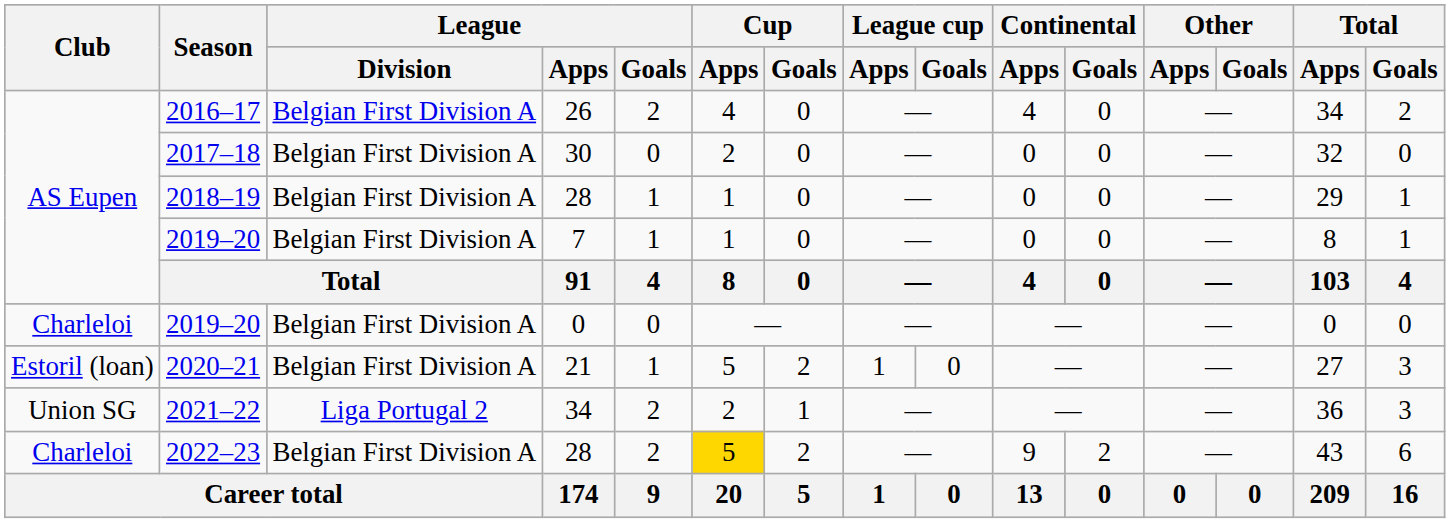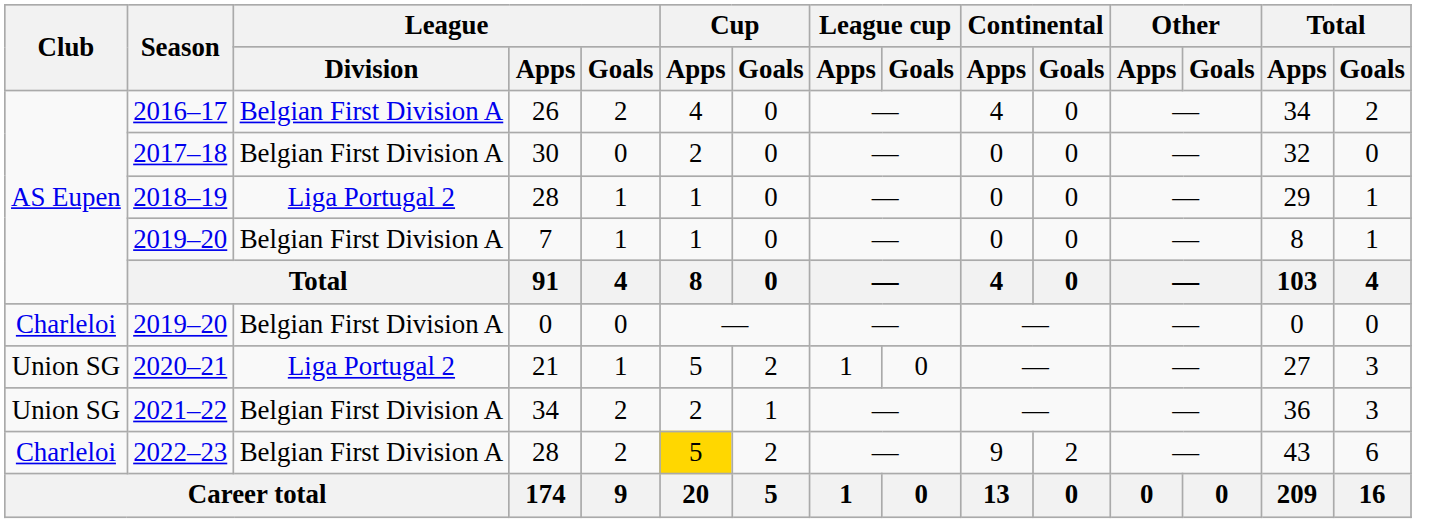(404, 196) Belgian First Division A -> (371, 196) Liga Portugal 2
(82, 366) Estoril (loan) -> (66, 366) Union SG
(404, 366) Belgian First Division A -> (371, 366) Liga Portugal 2
(404, 409) Liga Portugal 2 -> (371, 409) Belgian First Division A
